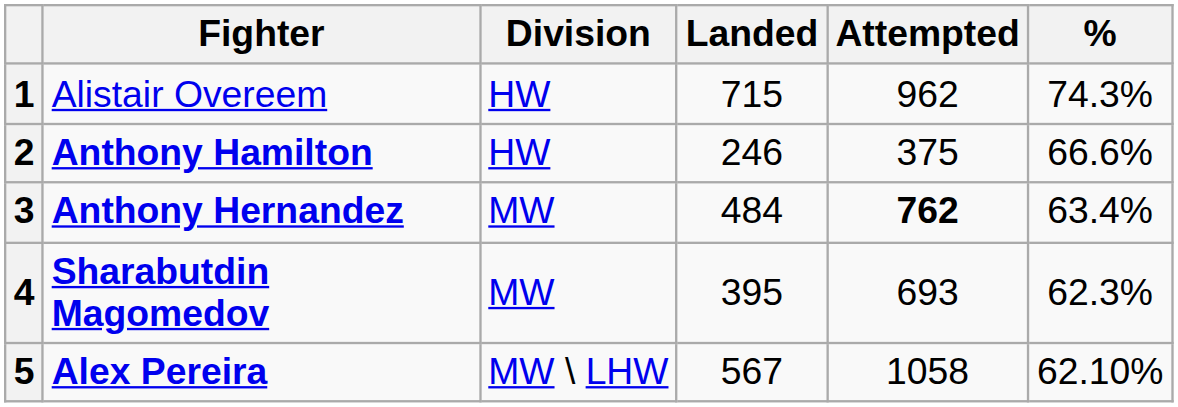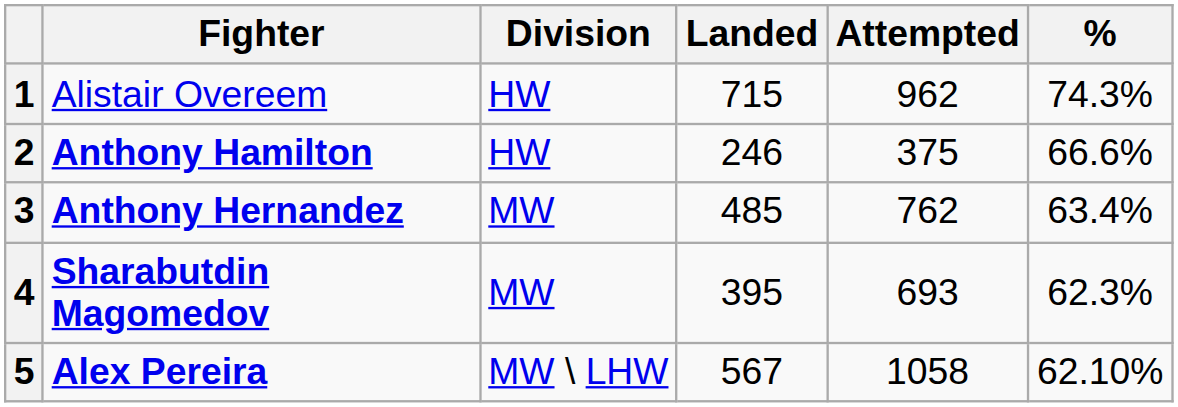(752, 211) 484 -> (752, 211) 485
(928, 211) bold -> (928, 211) normal
